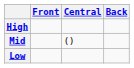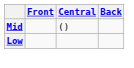- row: (17, 26)
